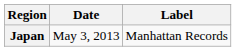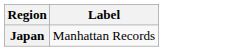- column: (86, 14)
